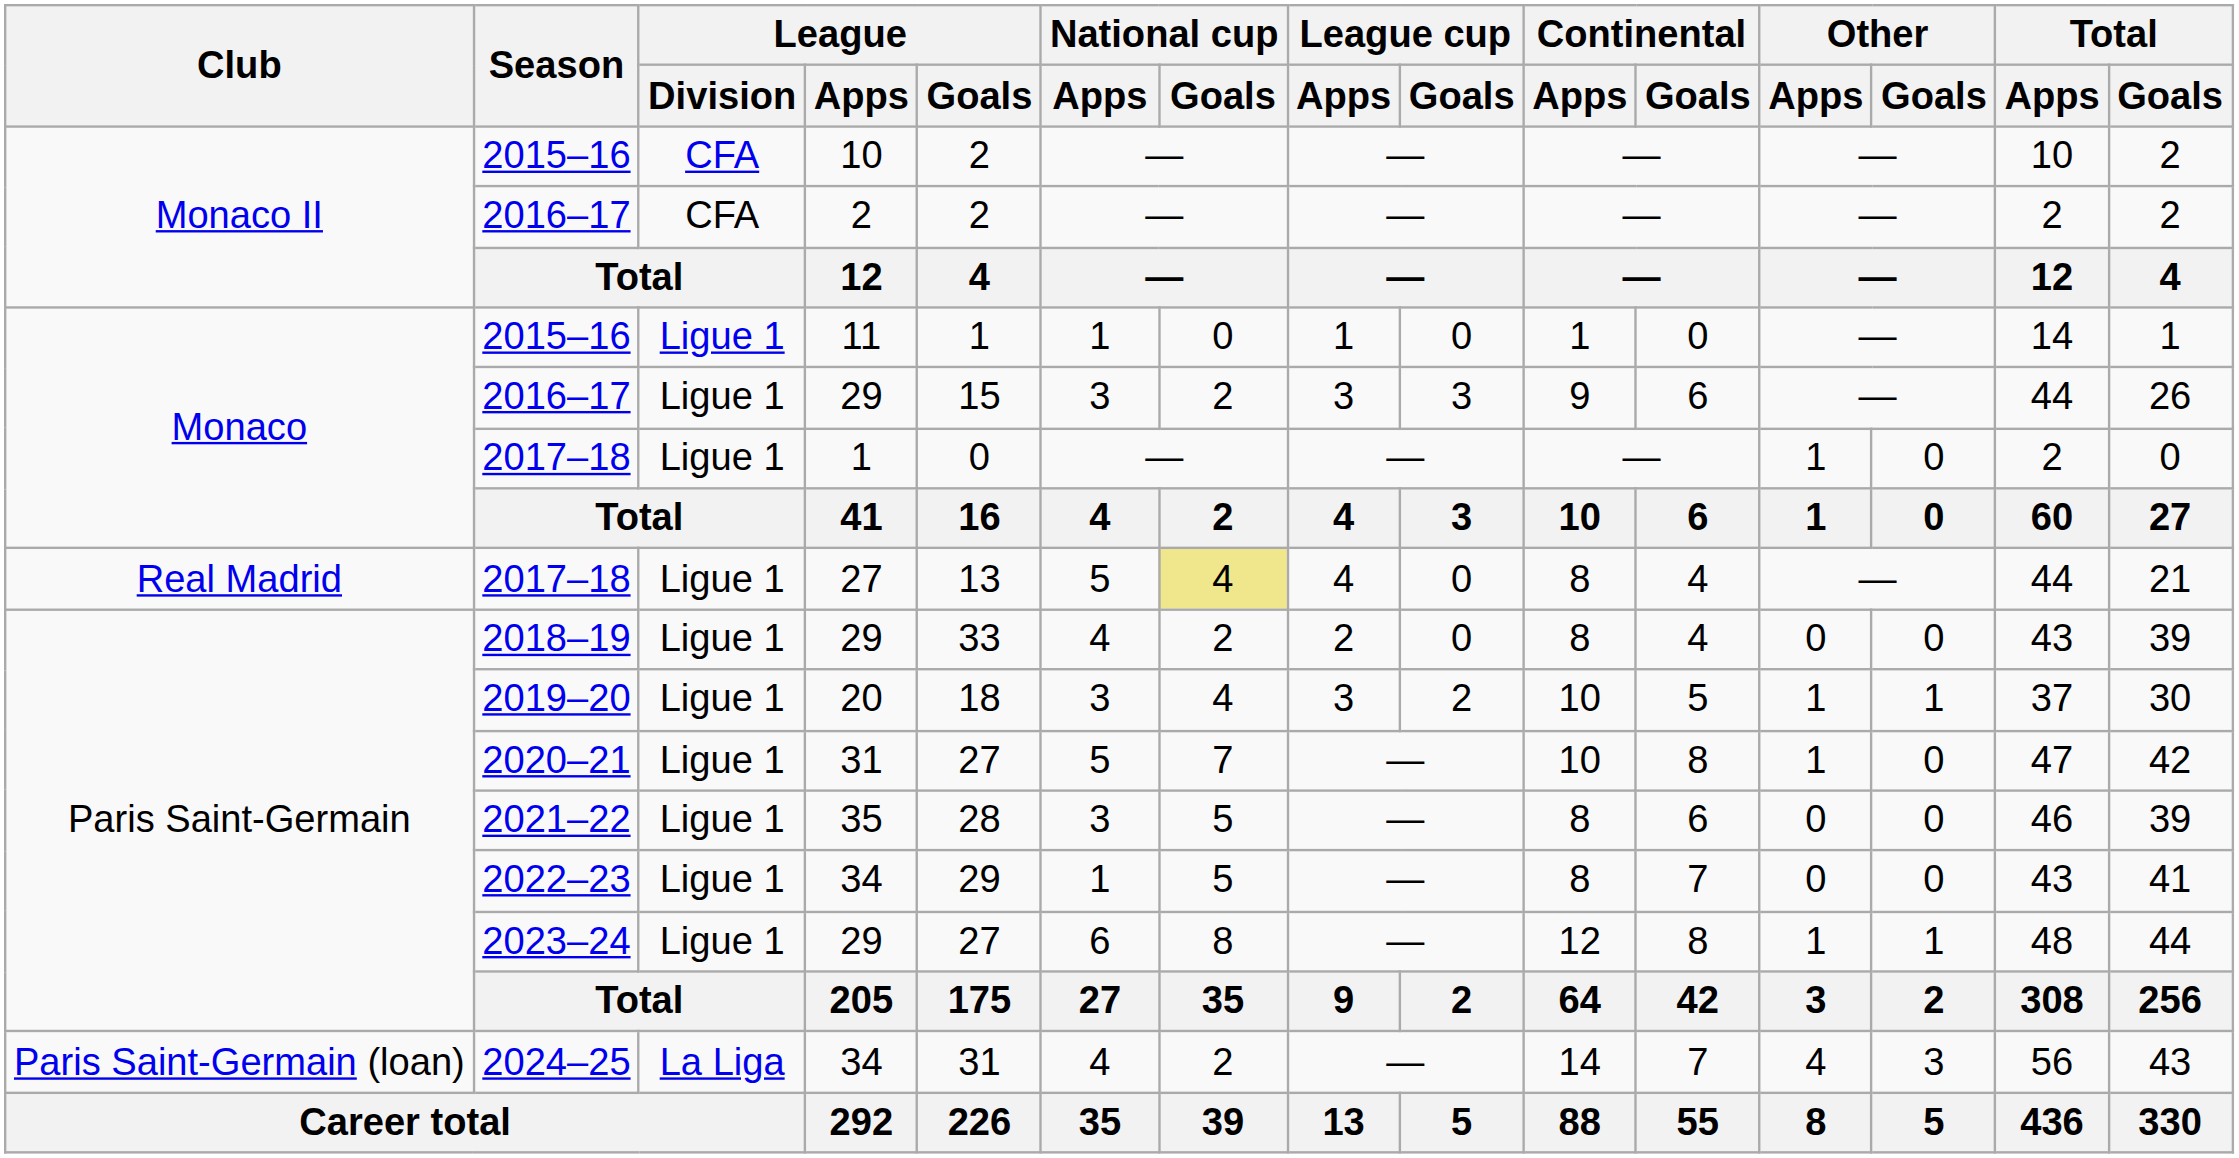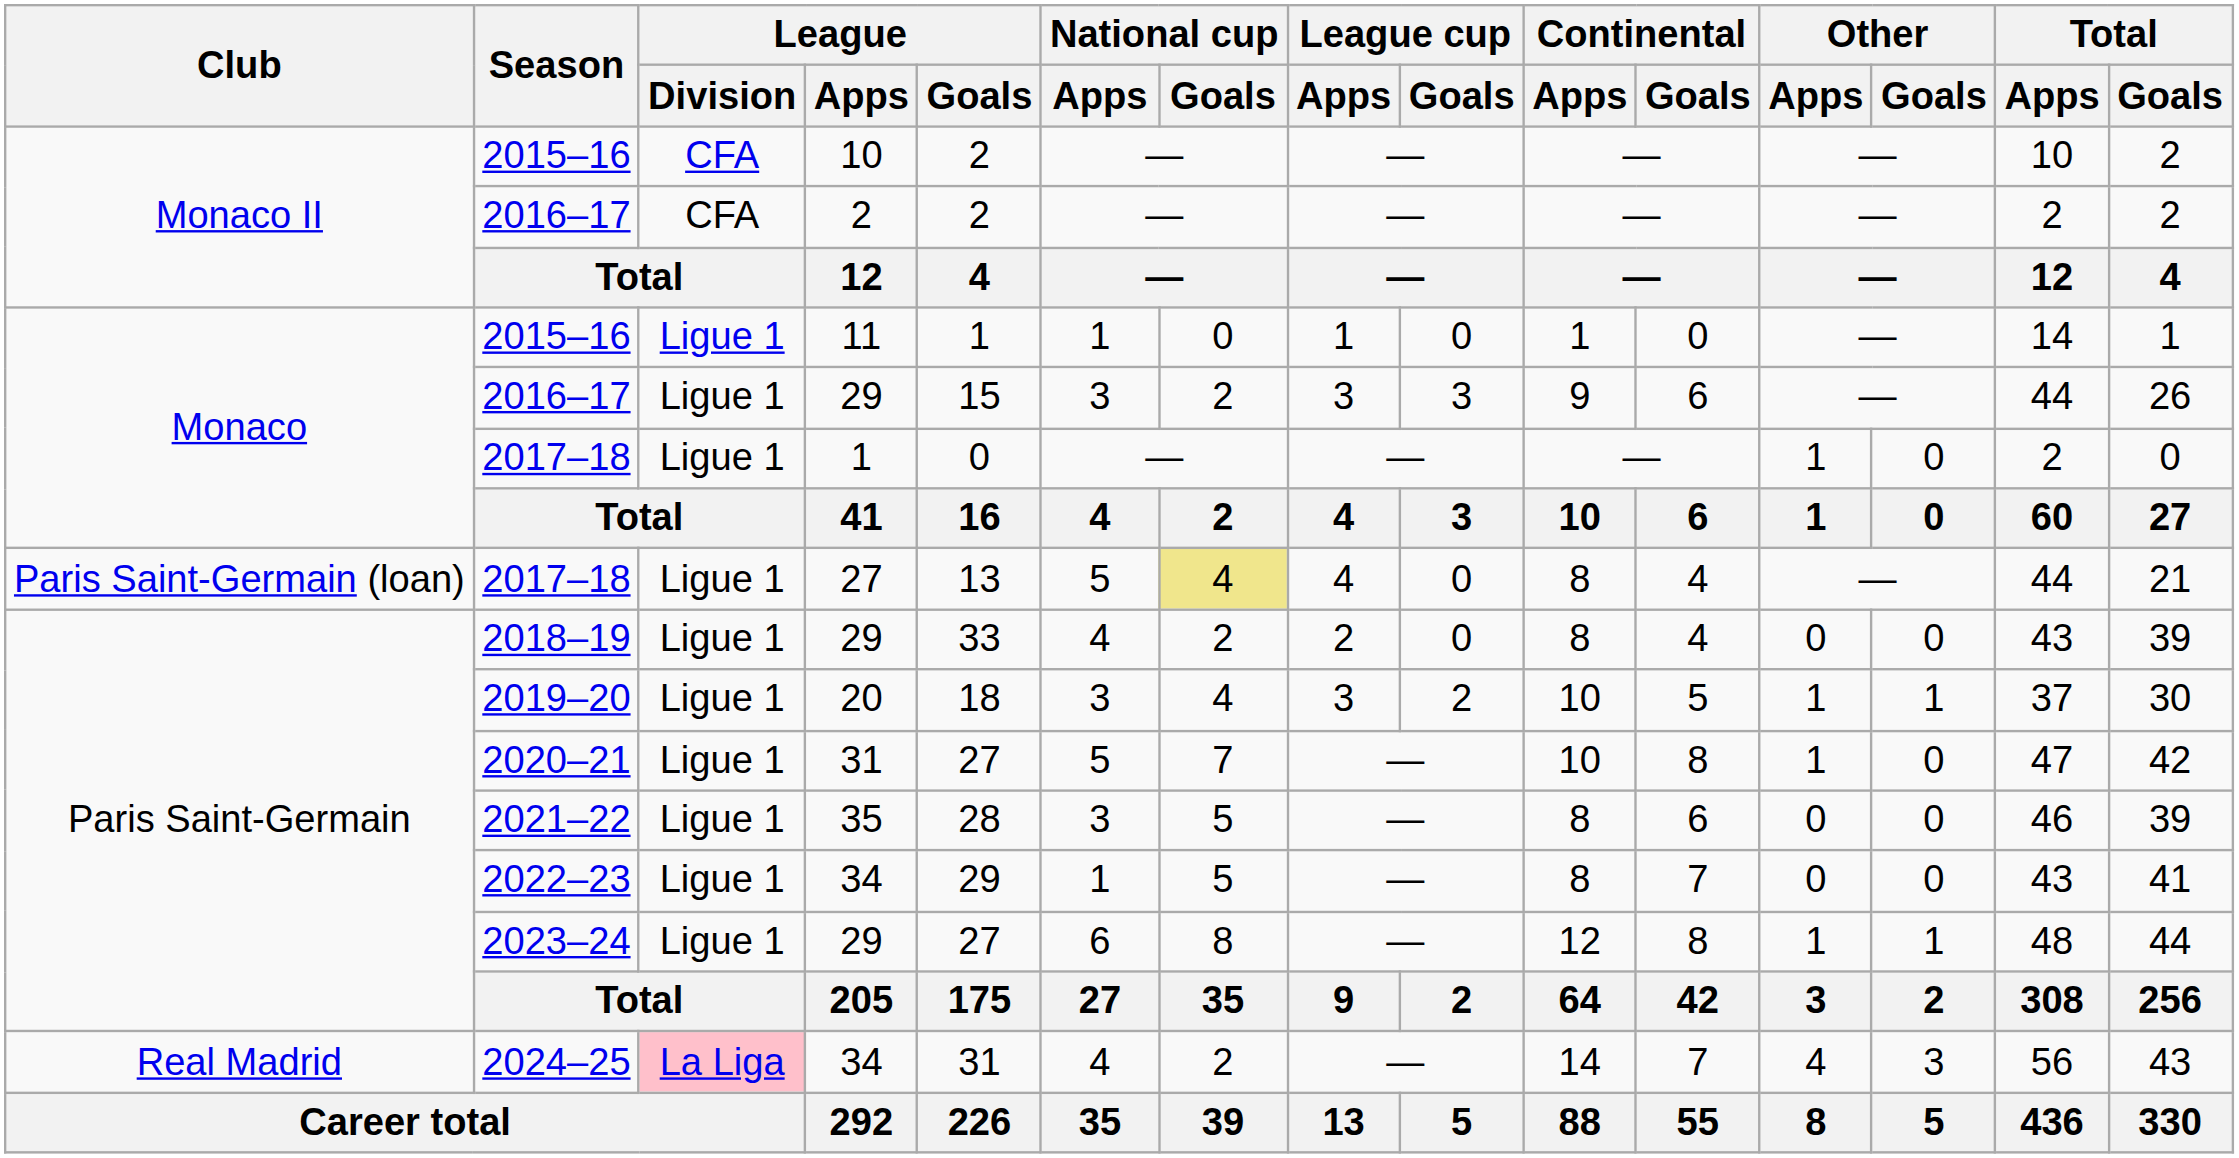(239, 578) Real Madrid -> (239, 578) Paris Saint-Germain (loan)
(239, 1061) Paris Saint-Germain (loan) -> (239, 1061) Real Madrid
(722, 1061) no background -> (722, 1061) pink background
